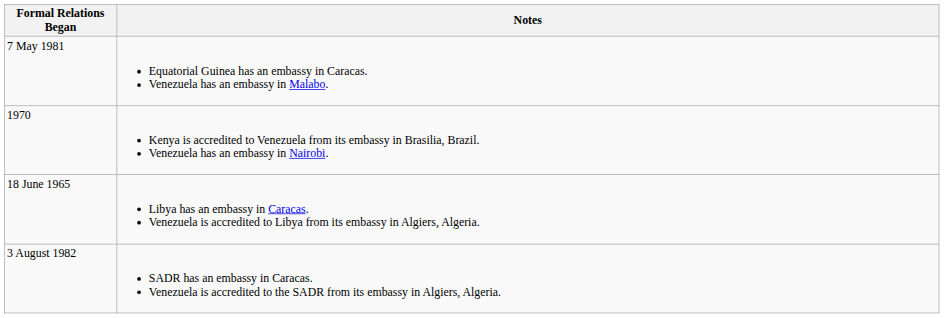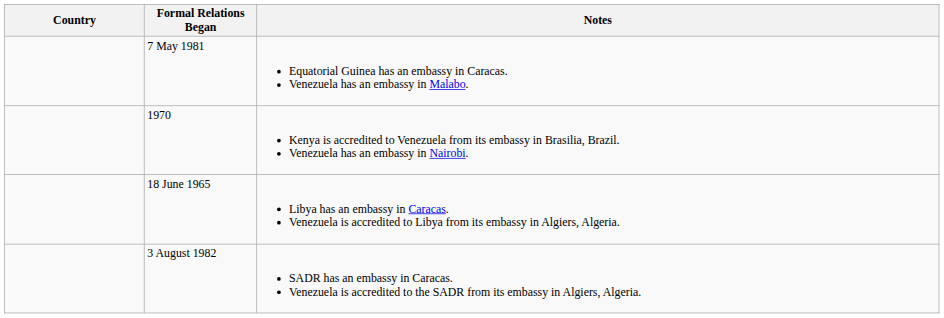+ column: (74, 20)
